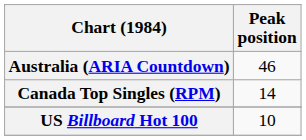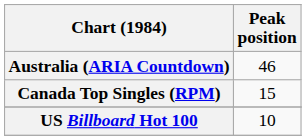(267, 93) 14 -> (267, 93) 15
